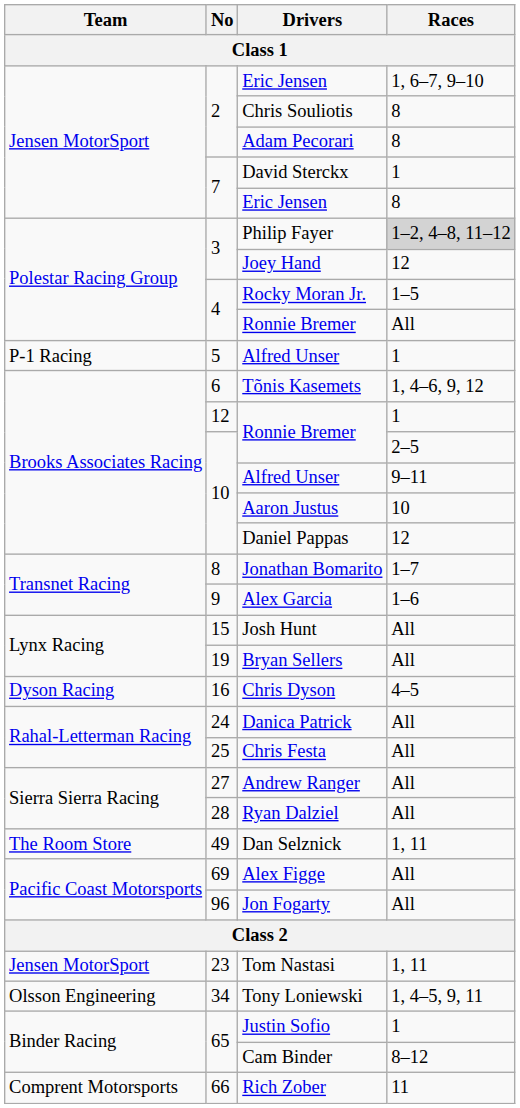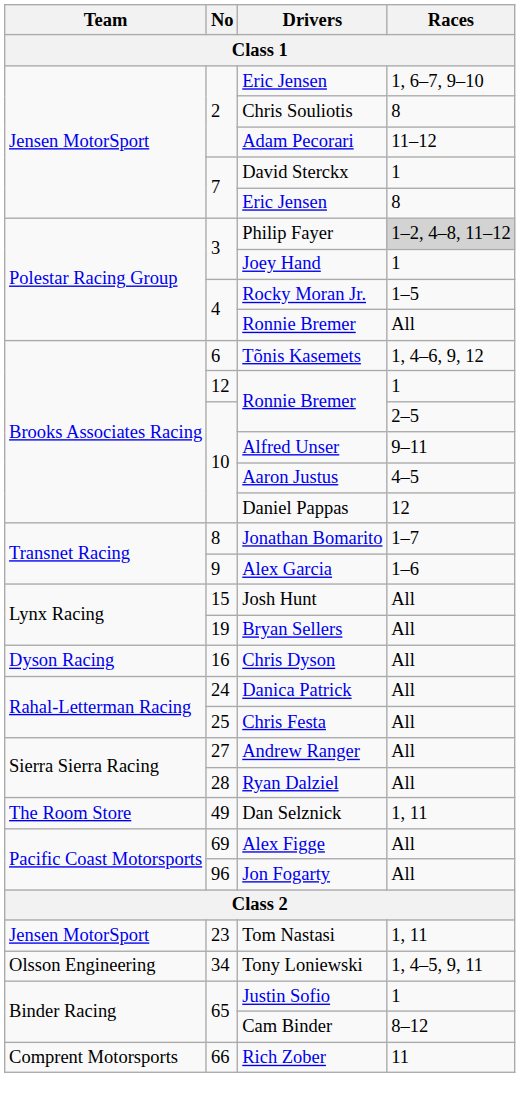(396, 141) 8 -> (414, 141) 11–12
(400, 263) 12 -> (396, 263) 1
- row: (216, 355)
(400, 507) 10 -> (405, 477) 4–5
(405, 690) 4–5 -> (403, 660) All
